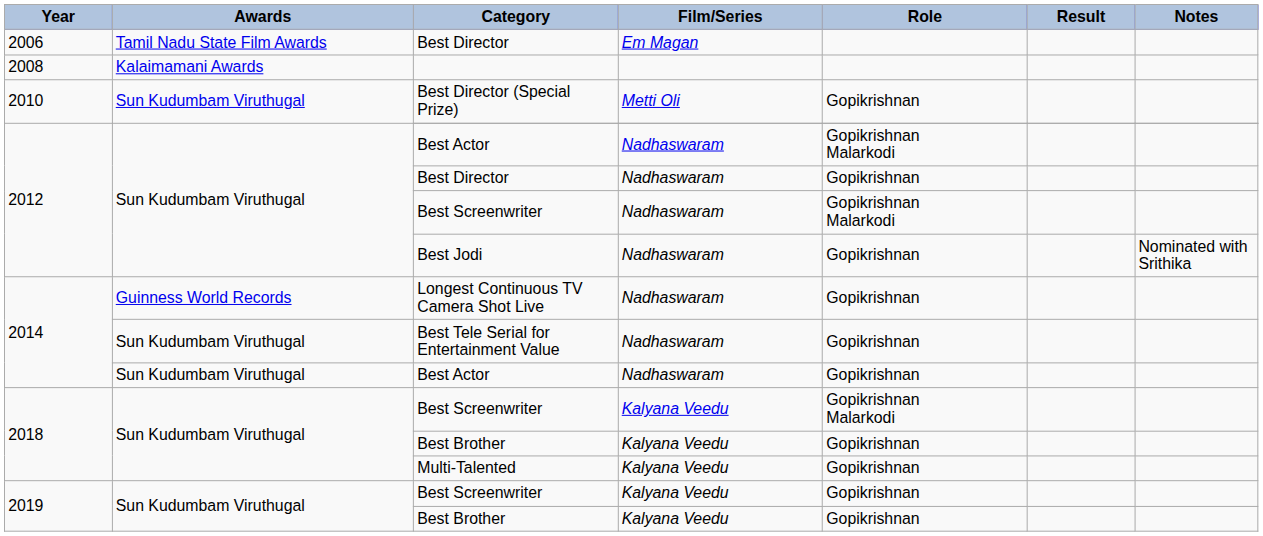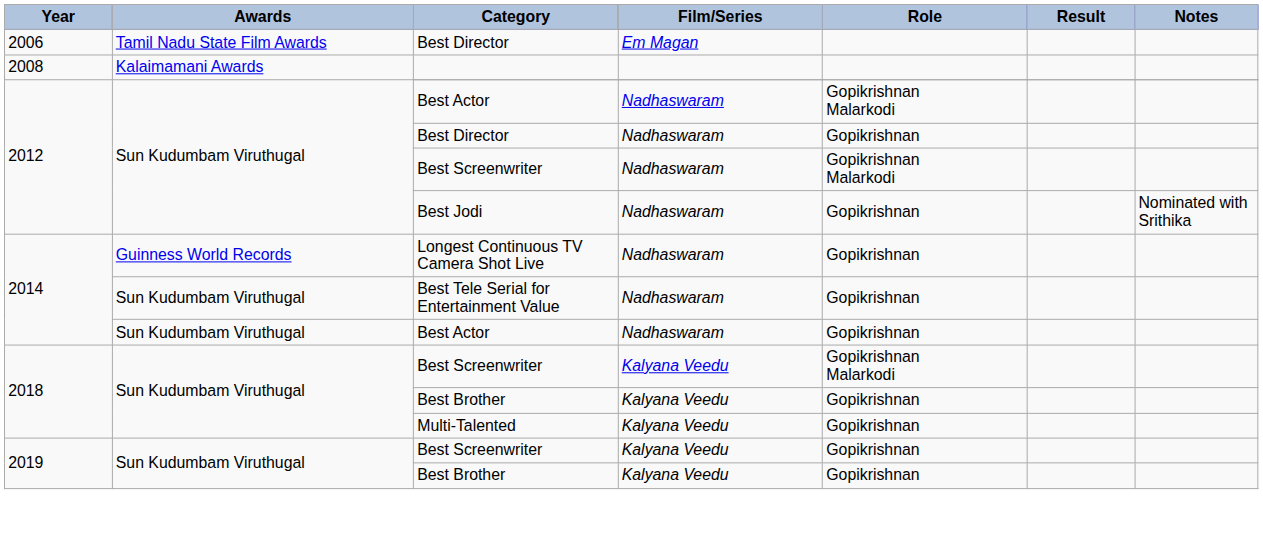- row: (26, 101)
